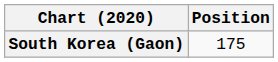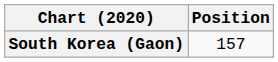(231, 44) 175 -> (231, 44) 157
